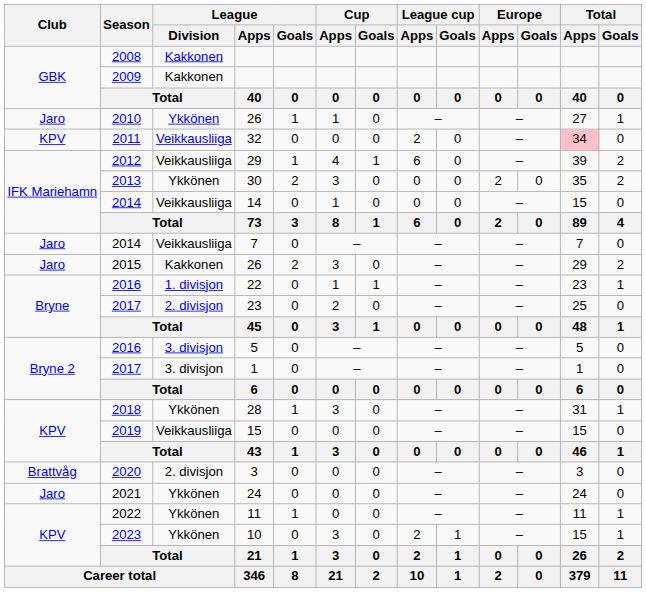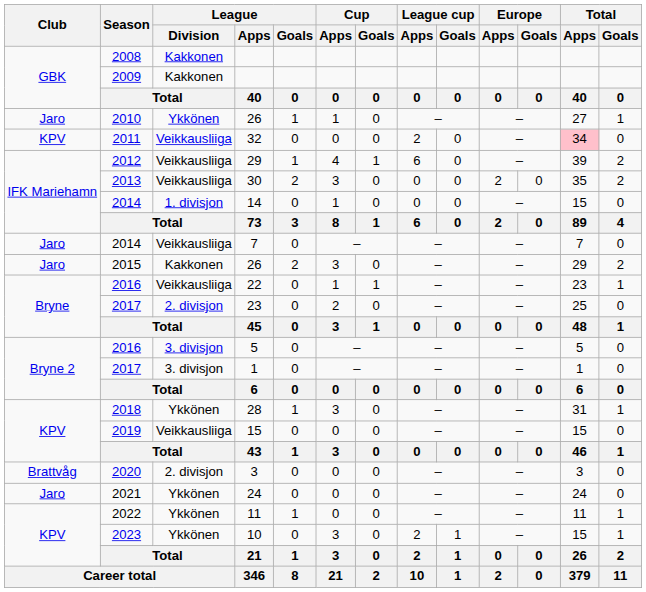(194, 181) Ykkönen -> (194, 181) Veikkausliiga
(194, 202) Veikkausliiga -> (194, 202) 1. divisjon
(194, 285) 1. divisjon -> (194, 285) Veikkausliiga
